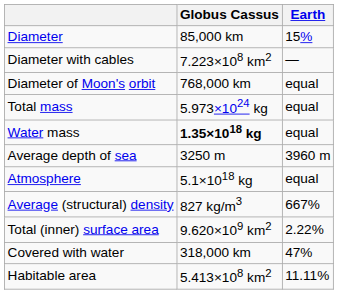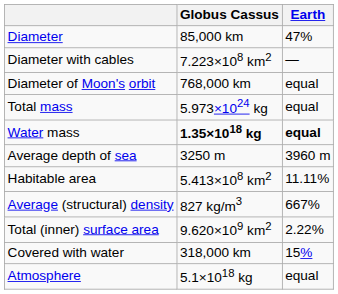(299, 36) 15% -> (299, 36) 47%
(302, 132) normal -> (303, 132) bold
rows swapped: (44, 179) <-> (52, 276)
(299, 253) 47% -> (299, 253) 15%
